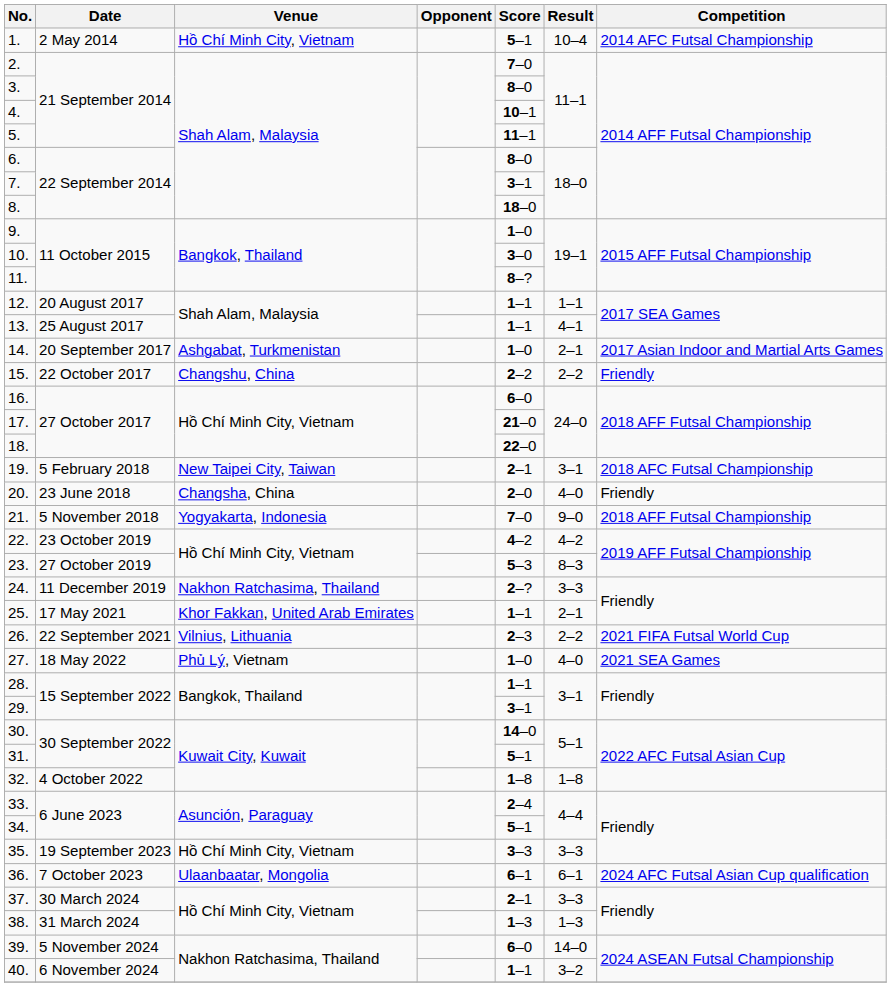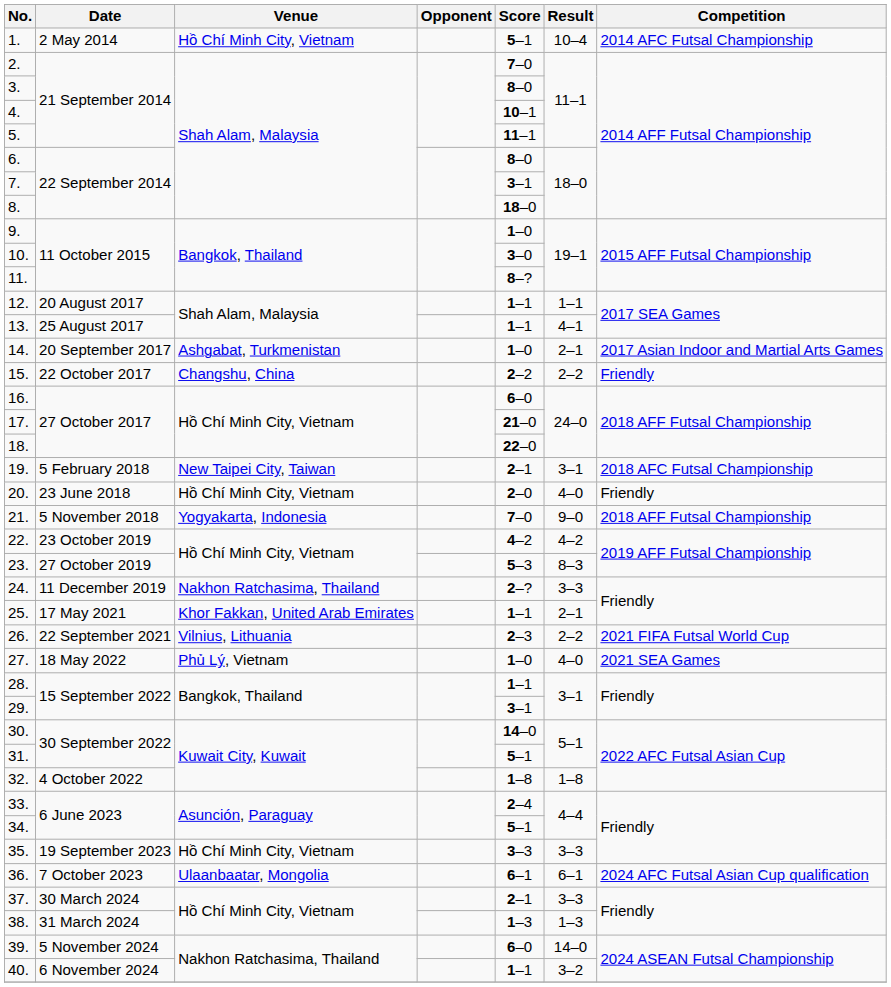(236, 493) Changsha, China -> (266, 493) Hồ Chí Minh City, Vietnam
